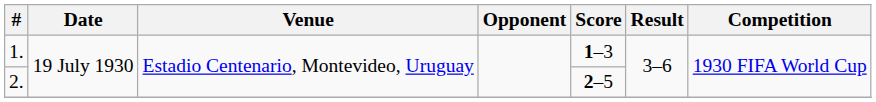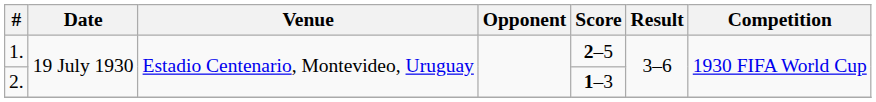(598, 50) 1–3 -> (598, 50) 2–5
(598, 81) 2–5 -> (598, 81) 1–3
